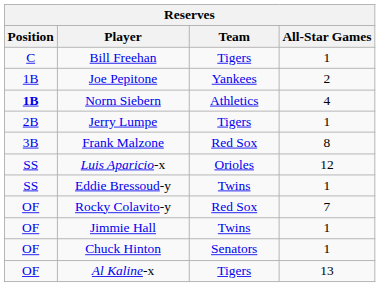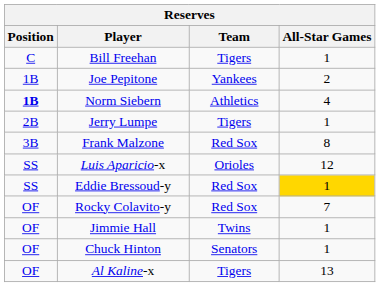(234, 185) Twins -> (234, 185) Red Sox
(327, 185) no background -> (327, 185) gold background
